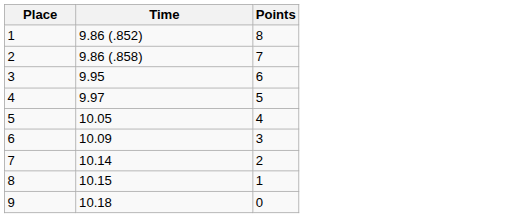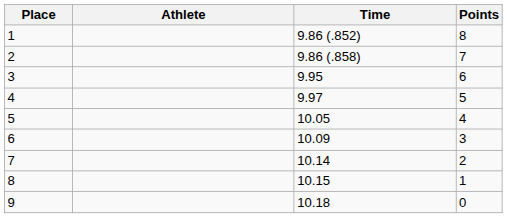+ column: (183, 14)
